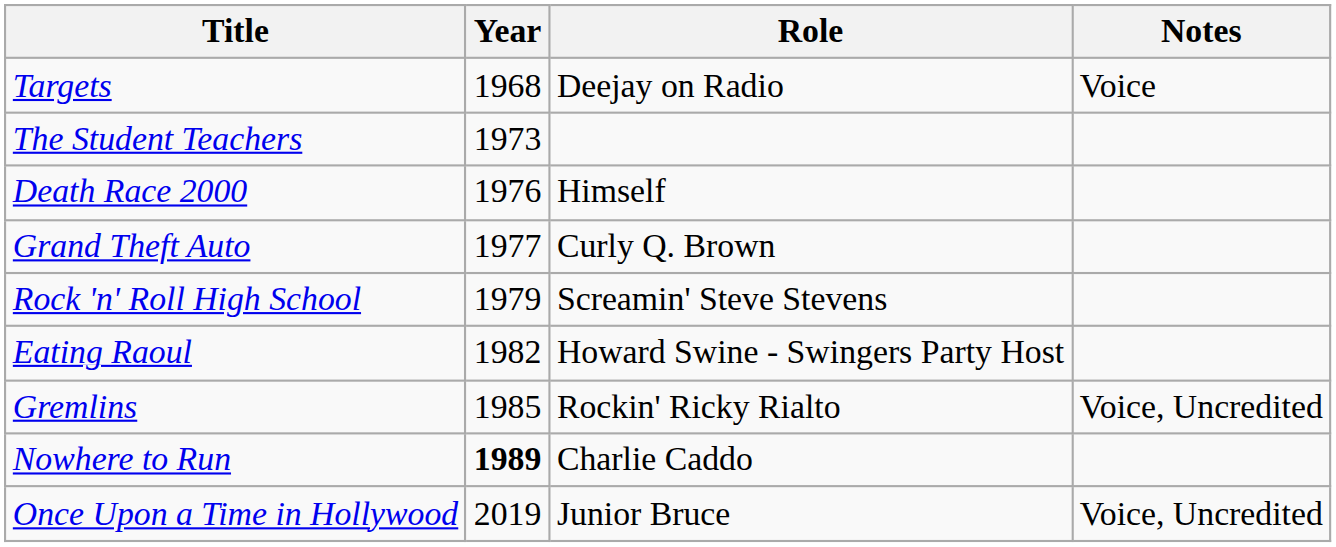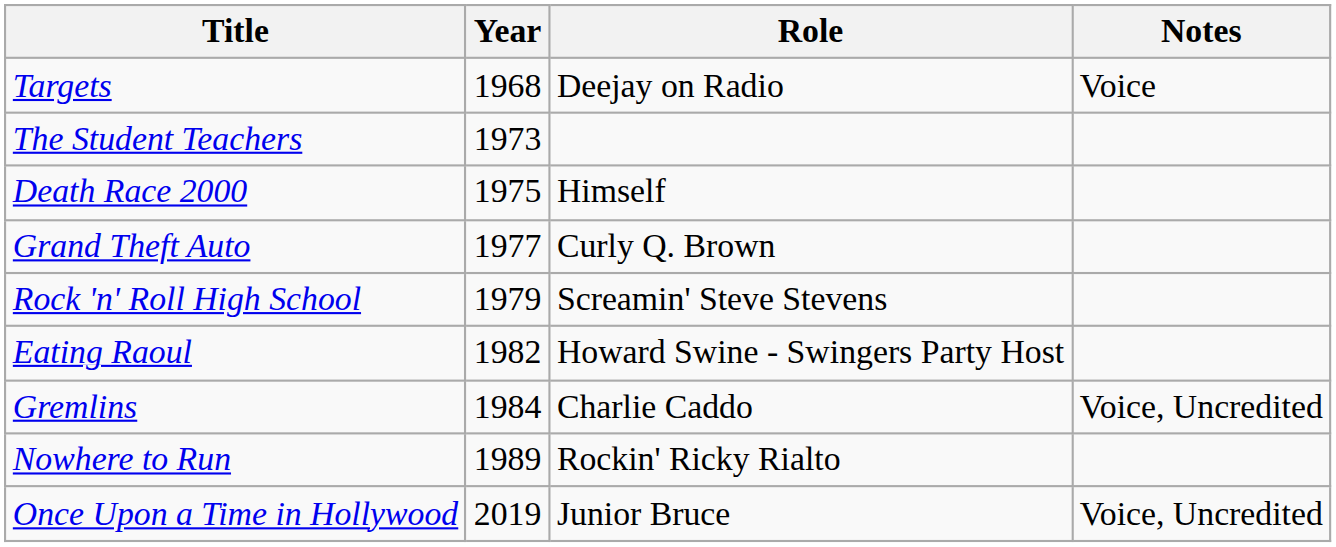(508, 191) 1976 -> (508, 191) 1975
(508, 406) 1985 -> (508, 406) 1984
(699, 406) Rockin' Ricky Rialto -> (655, 406) Charlie Caddo
(508, 459) bold -> (508, 459) normal
(655, 459) Charlie Caddo -> (699, 459) Rockin' Ricky Rialto
